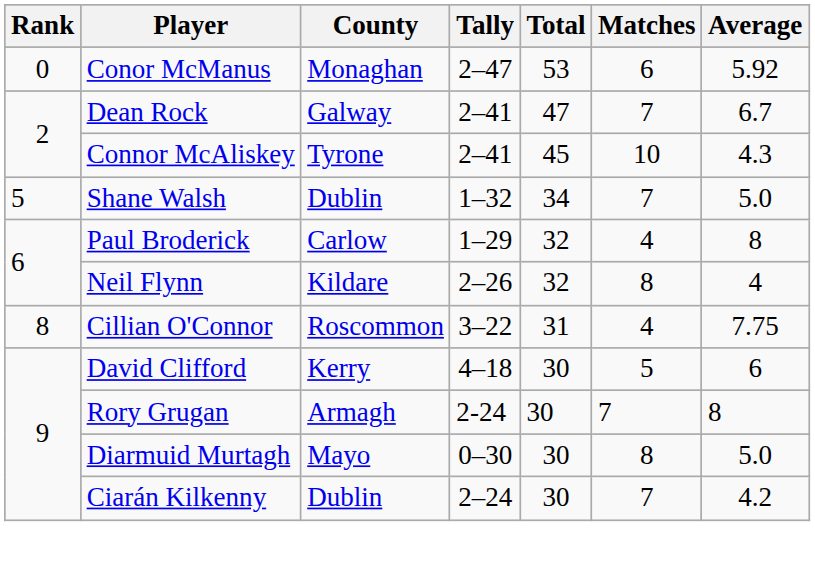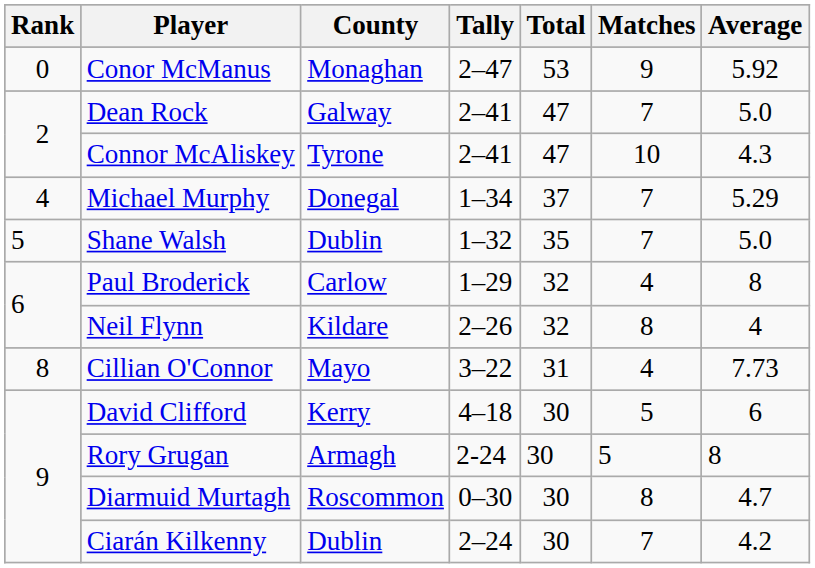(647, 68) 6 -> (647, 68) 9
(755, 111) 6.7 -> (755, 111) 5.0
(556, 154) 45 -> (556, 154) 47
+ row: (178, 197)
(556, 197) 34 -> (556, 240) 35
(376, 326) Roscommon -> (339, 369) Mayo
(755, 326) 7.75 -> (755, 369) 7.73
(605, 411) 7 -> (605, 454) 5
(339, 454) Mayo -> (376, 497) Roscommon
(755, 454) 5.0 -> (755, 497) 4.7
